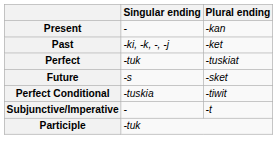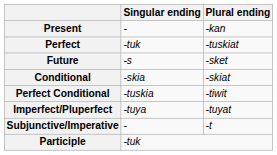- row: (63, 45)
+ row: (63, 77)
+ row: (63, 110)
